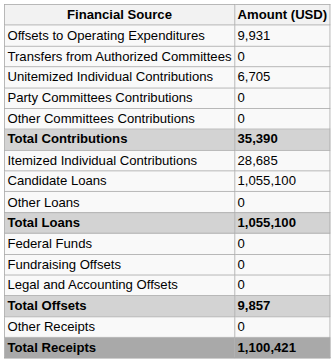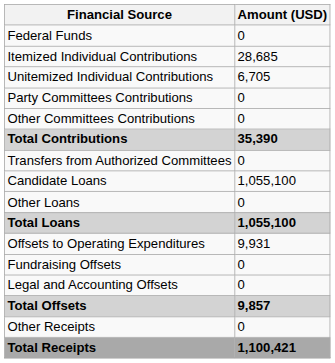rows swapped: (50, 243) <-> (106, 35)
rows swapped: (102, 160) <-> (119, 56)
